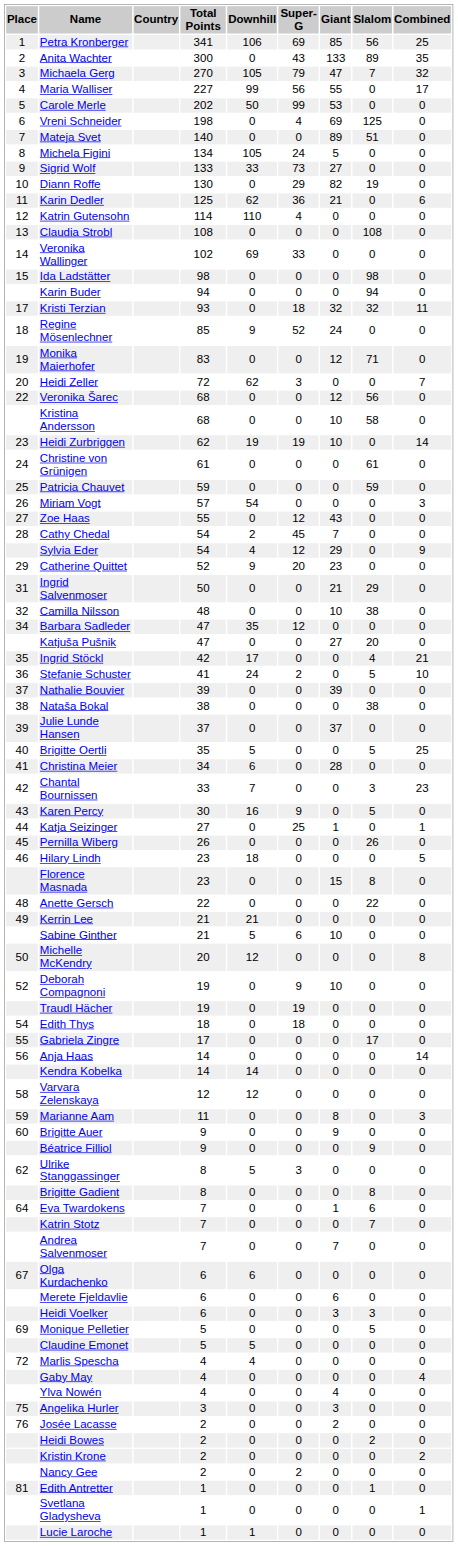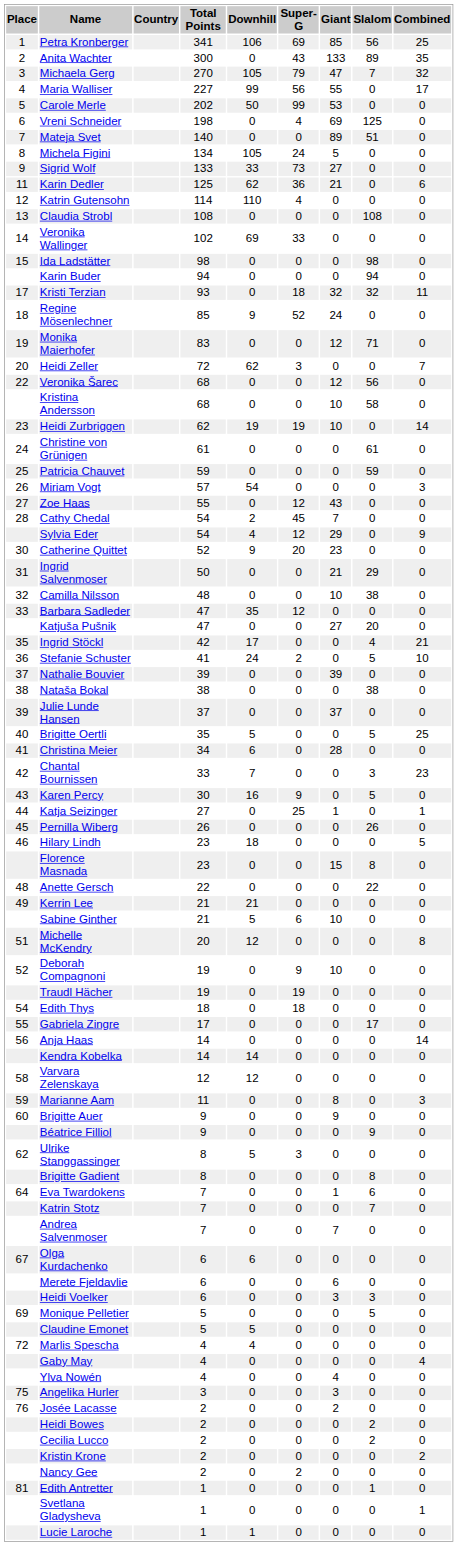- row: (70, 184)
(22, 566) 29 -> (22, 550) 30
(22, 626) 34 -> (22, 611) 33
(22, 957) 50 -> (22, 941) 51
+ row: (74, 1440)
